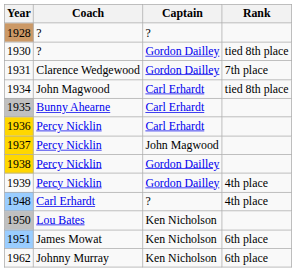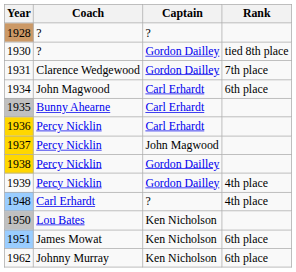(257, 88) tied 8th place -> (246, 88) 6th place
